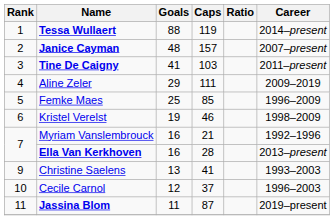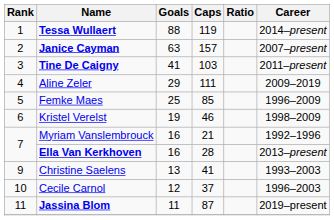(174, 48) 48 -> (174, 48) 63
